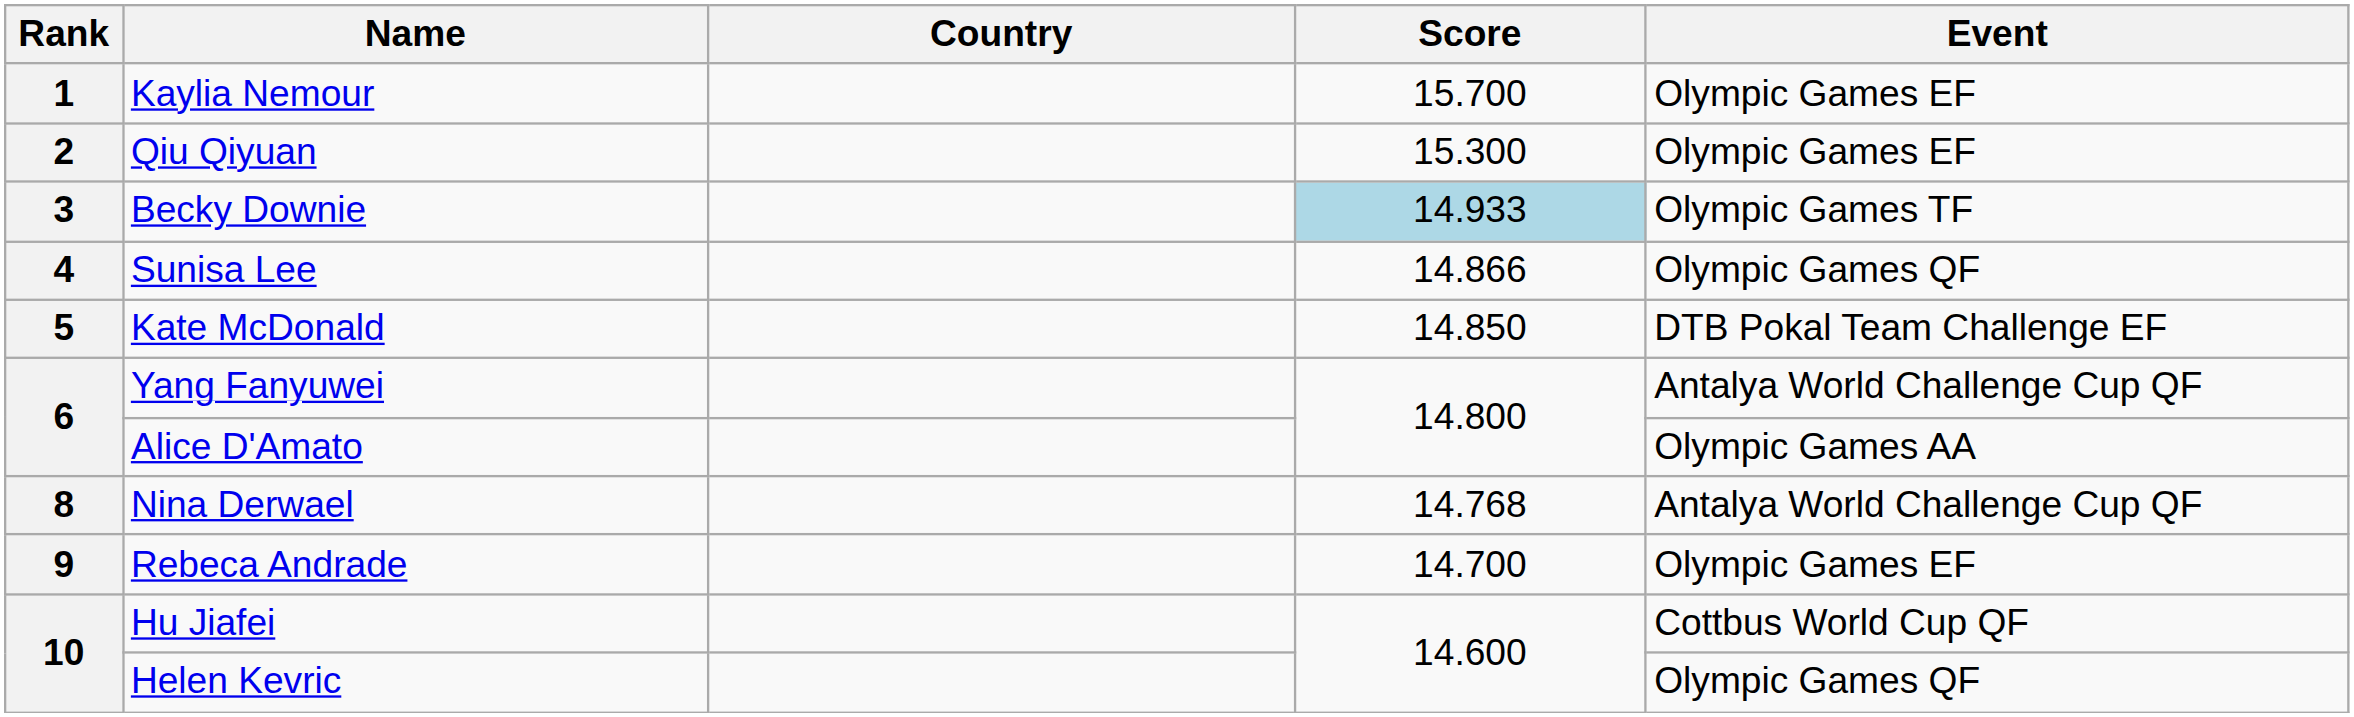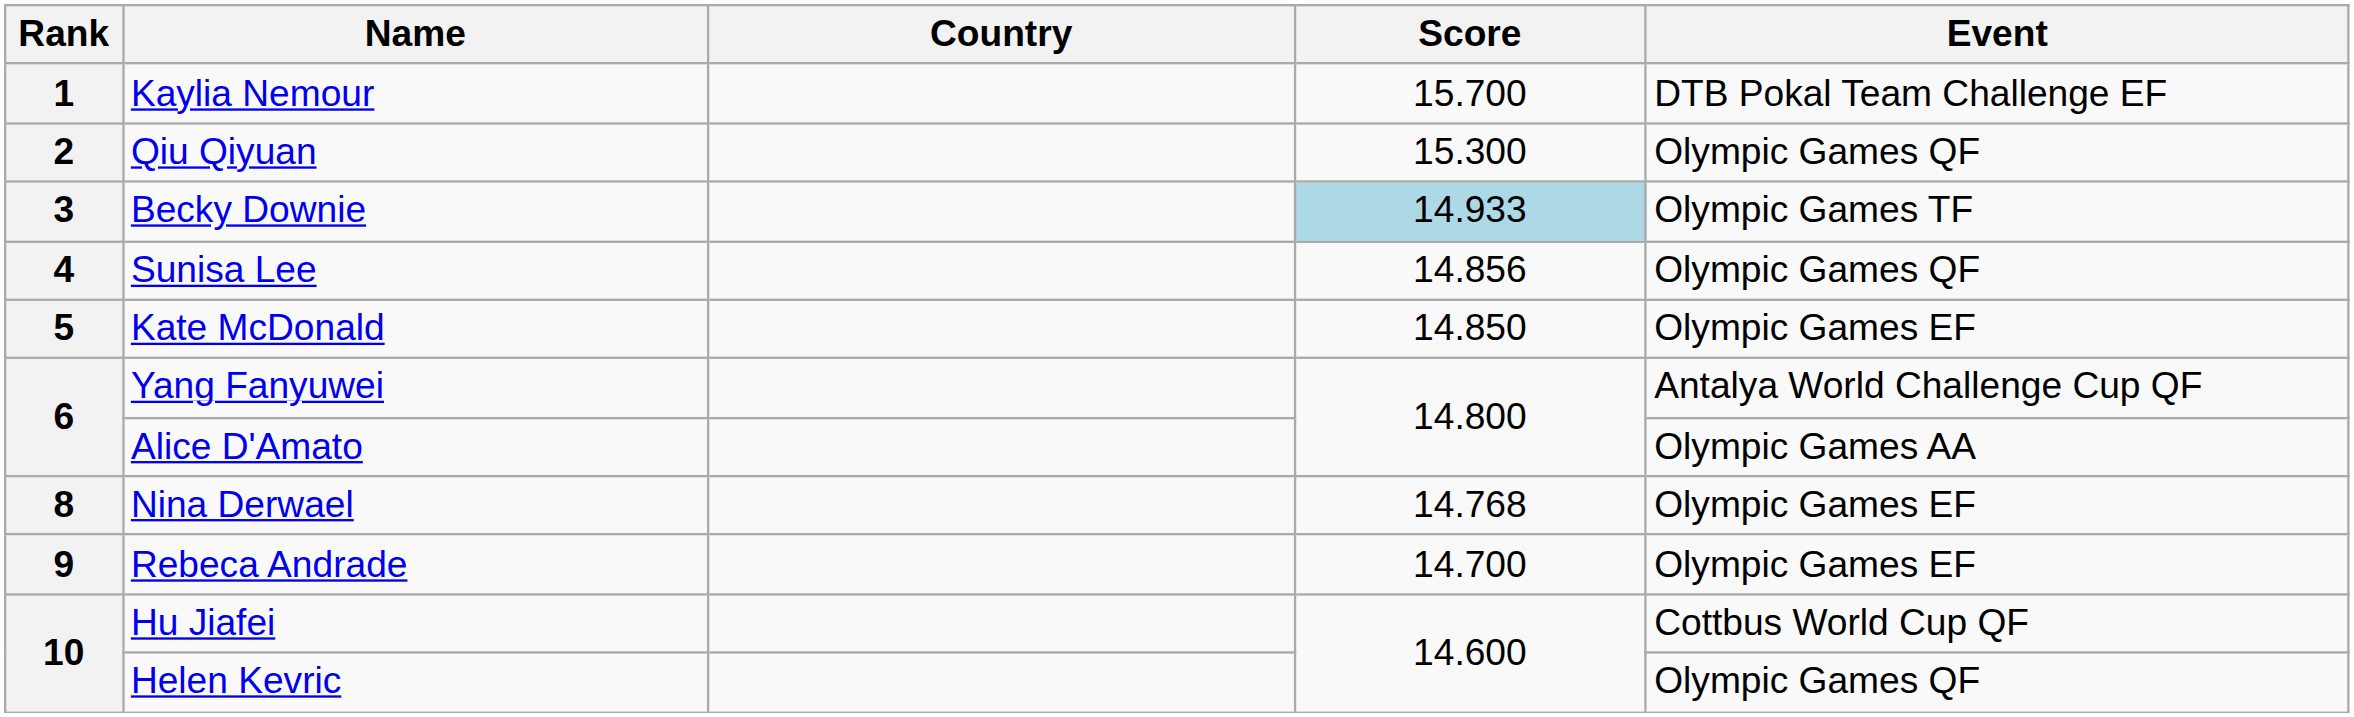(1815, 92) Olympic Games EF -> (1911, 92) DTB Pokal Team Challenge EF
(1815, 151) Olympic Games EF -> (1817, 151) Olympic Games QF
(1470, 269) 14.866 -> (1470, 269) 14.856
(1911, 328) DTB Pokal Team Challenge EF -> (1815, 328) Olympic Games EF
(1928, 504) Antalya World Challenge Cup QF -> (1815, 504) Olympic Games EF
